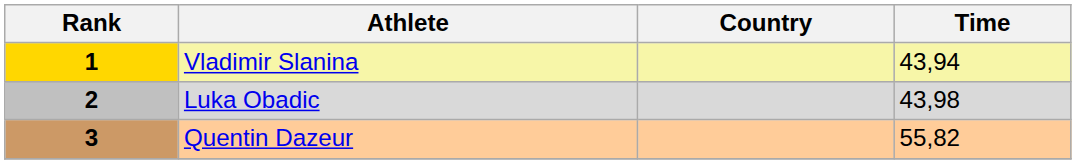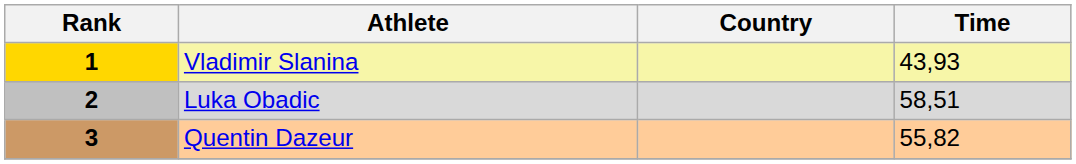(930, 61) 43,94 -> (930, 61) 43,93
(930, 100) 43,98 -> (930, 100) 58,51
